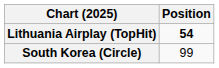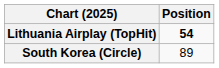(186, 53) 99 -> (186, 53) 89
